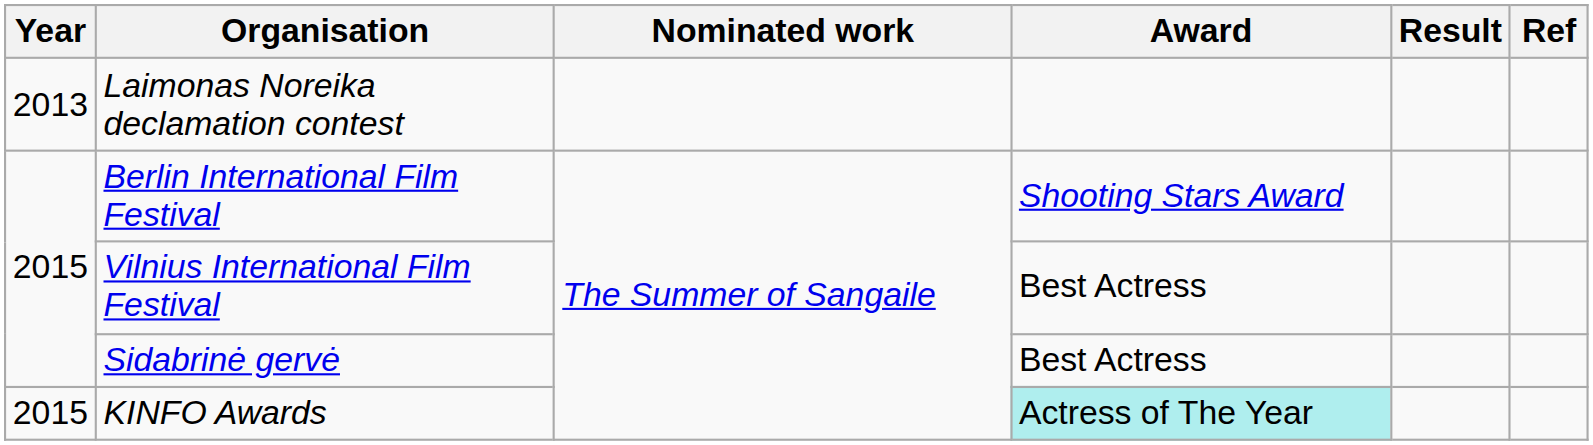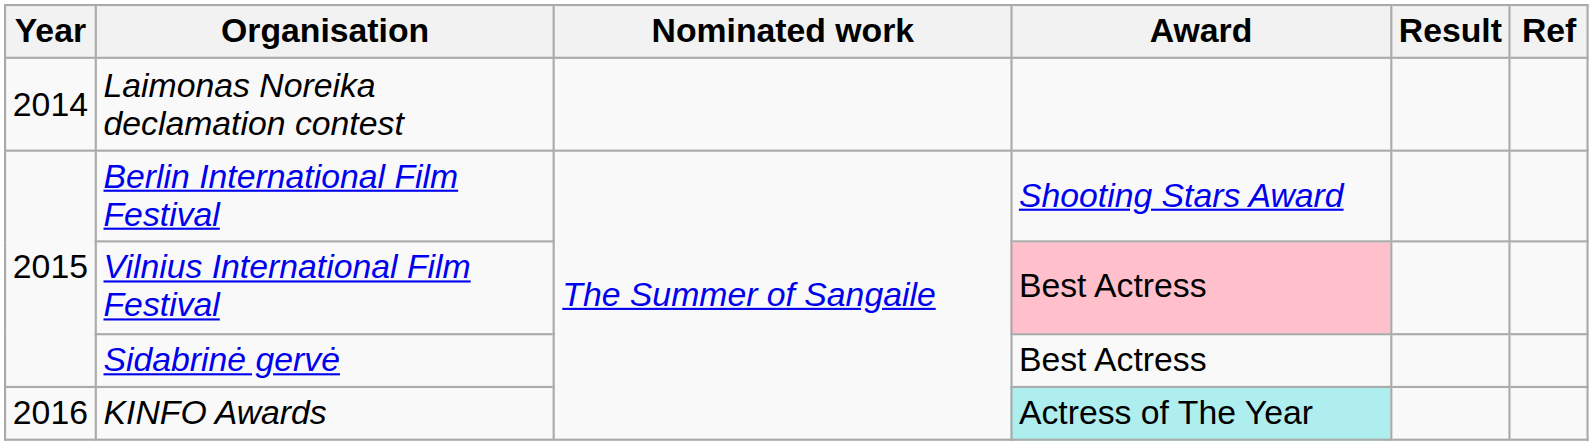(50, 103) 2013 -> (50, 103) 2014
(1113, 286) no background -> (1113, 286) pink background
(50, 412) 2015 -> (50, 412) 2016
